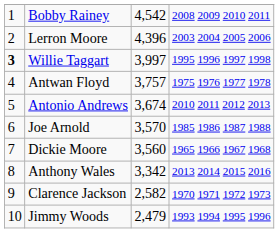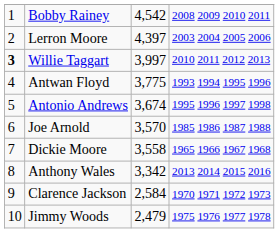(150, 37) 4,396 -> (150, 37) 4,397
(221, 60) 1995 1996 1997 1998 -> (221, 60) 2010 2011 2012 2013
(150, 82) 3,757 -> (150, 82) 3,775
(221, 82) 1975 1976 1977 1978 -> (221, 82) 1993 1994 1995 1996
(221, 104) 2010 2011 2012 2013 -> (221, 104) 1995 1996 1997 1998
(150, 149) 3,560 -> (150, 149) 3,558
(150, 194) 2,582 -> (150, 194) 2,584
(221, 216) 1993 1994 1995 1996 -> (221, 216) 1975 1976 1977 1978
